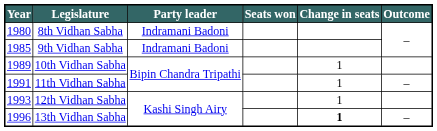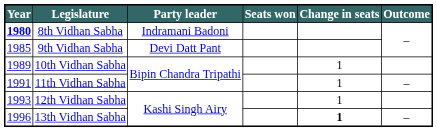(19, 31) normal -> (19, 31) bold
(185, 48) Indramani Badoni -> (185, 48) Devi Datt Pant
